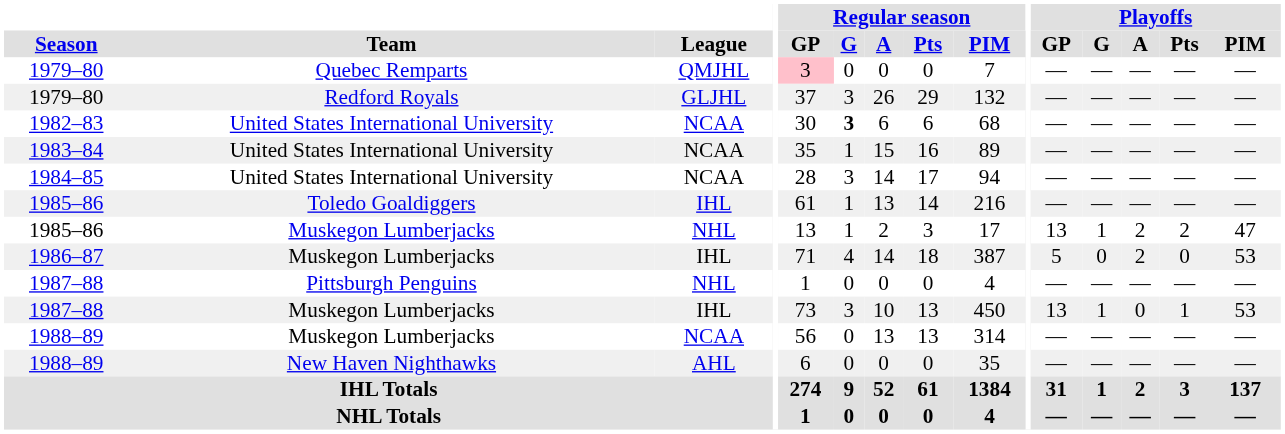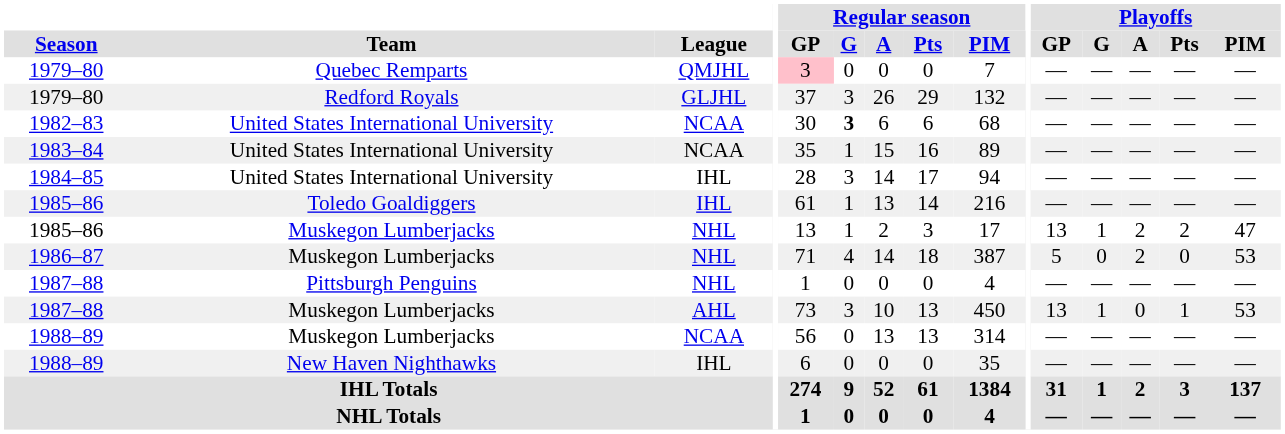(714, 176) NCAA -> (714, 176) IHL
(714, 256) IHL -> (714, 256) NHL
(714, 309) IHL -> (714, 309) AHL
(714, 362) AHL -> (714, 362) IHL
